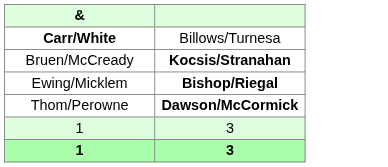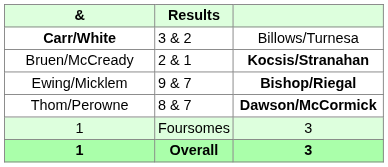+ column: (194, 15)
